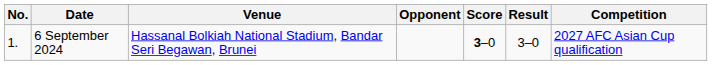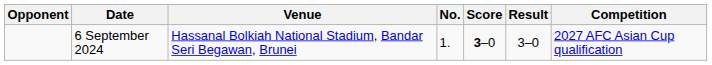columns swapped: (18, 14) <-> (430, 14)
